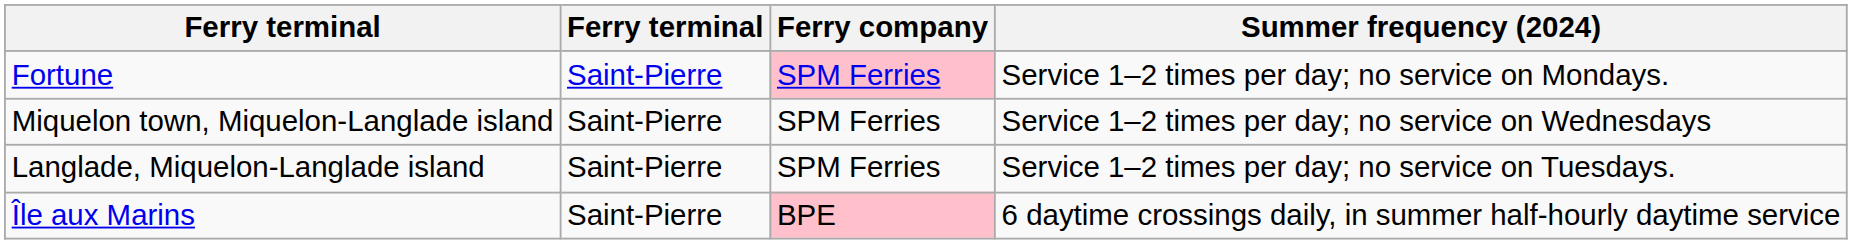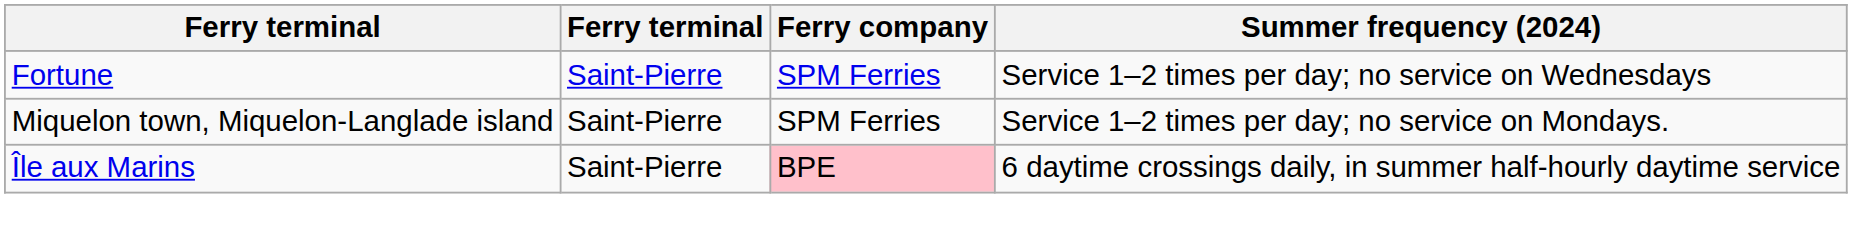(859, 74) pink background -> (859, 74) no background
(1335, 74) Service 1–2 times per day; no service on Mondays. -> (1356, 74) Service 1–2 times per day; no service on Wednesdays
(1356, 121) Service 1–2 times per day; no service on Wednesdays -> (1335, 121) Service 1–2 times per day; no service on Mondays.
- row: (248, 167)
